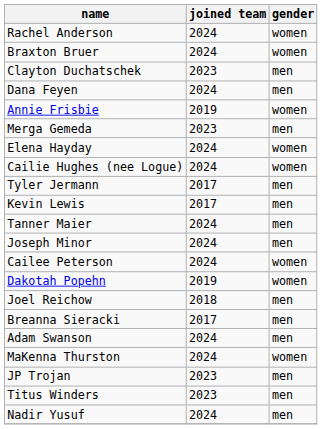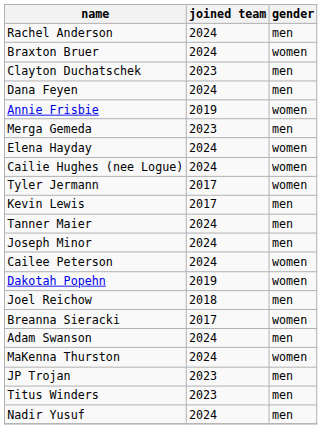(290, 33) women -> (283, 33) men
(283, 186) men -> (290, 186) women
(283, 319) men -> (290, 319) women
